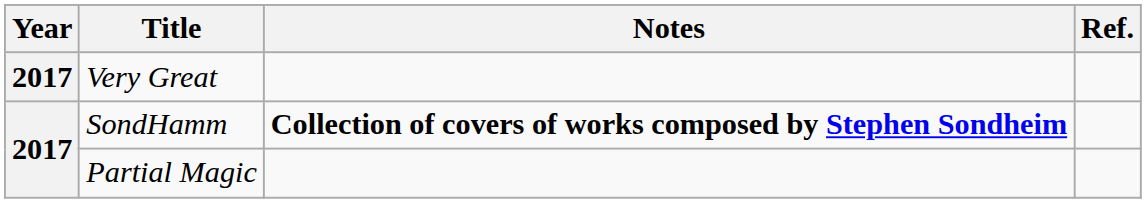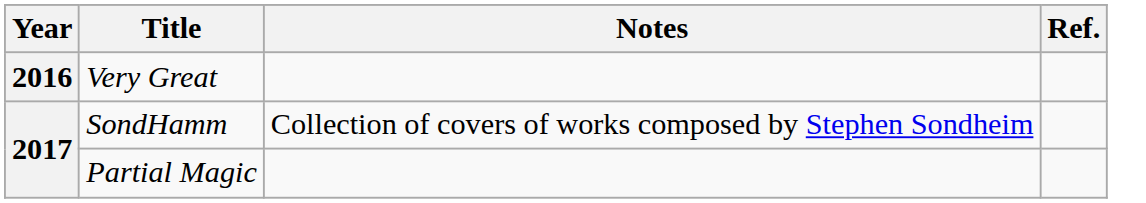(42, 76) 2017 -> (42, 76) 2016
(669, 124) bold -> (652, 124) normal
